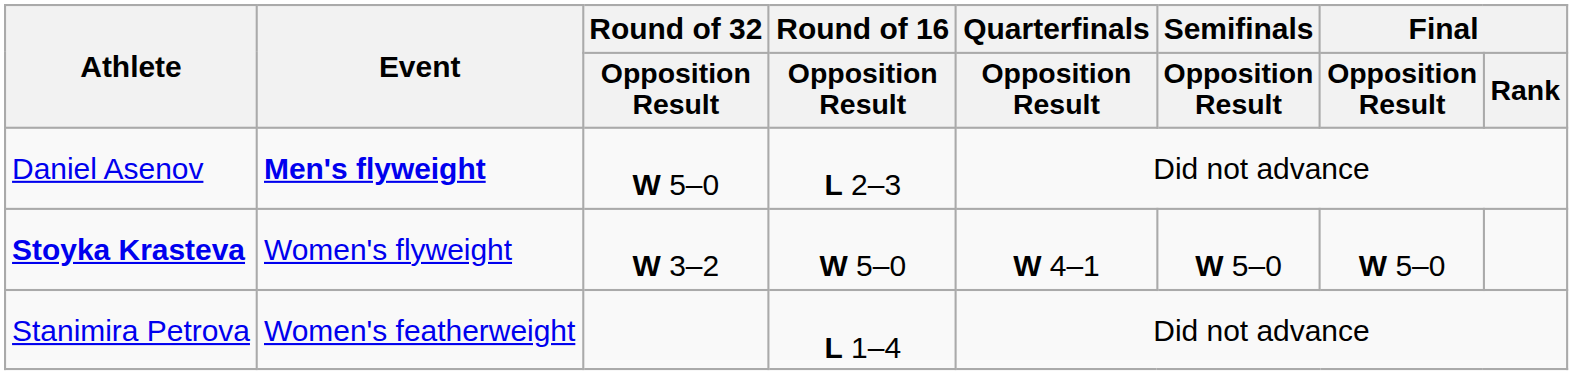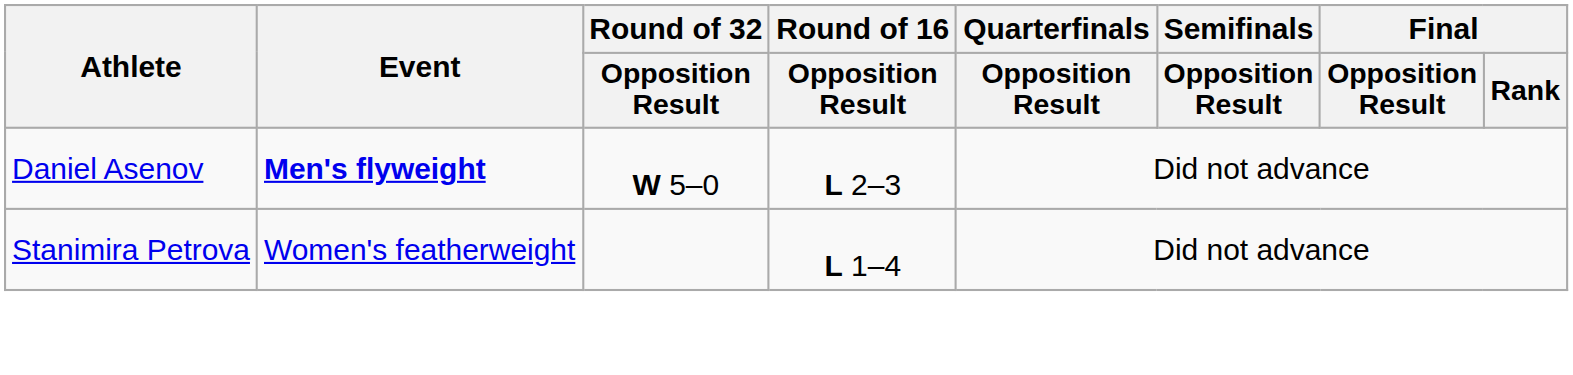- row: (129, 250)
